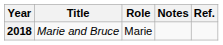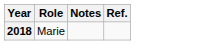- column: (78, 13)
